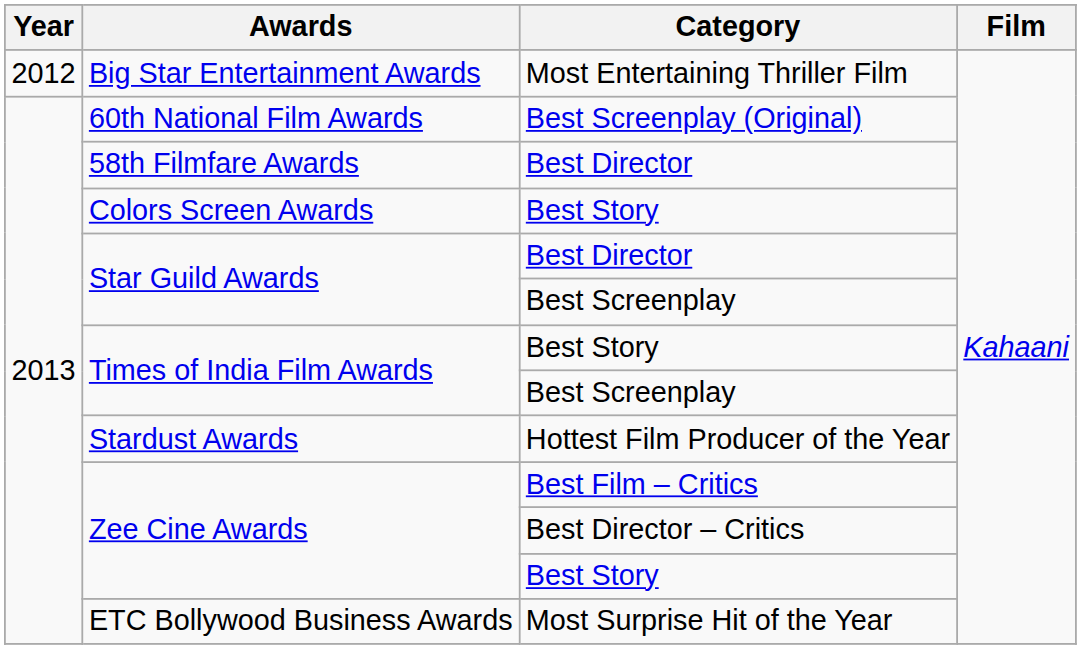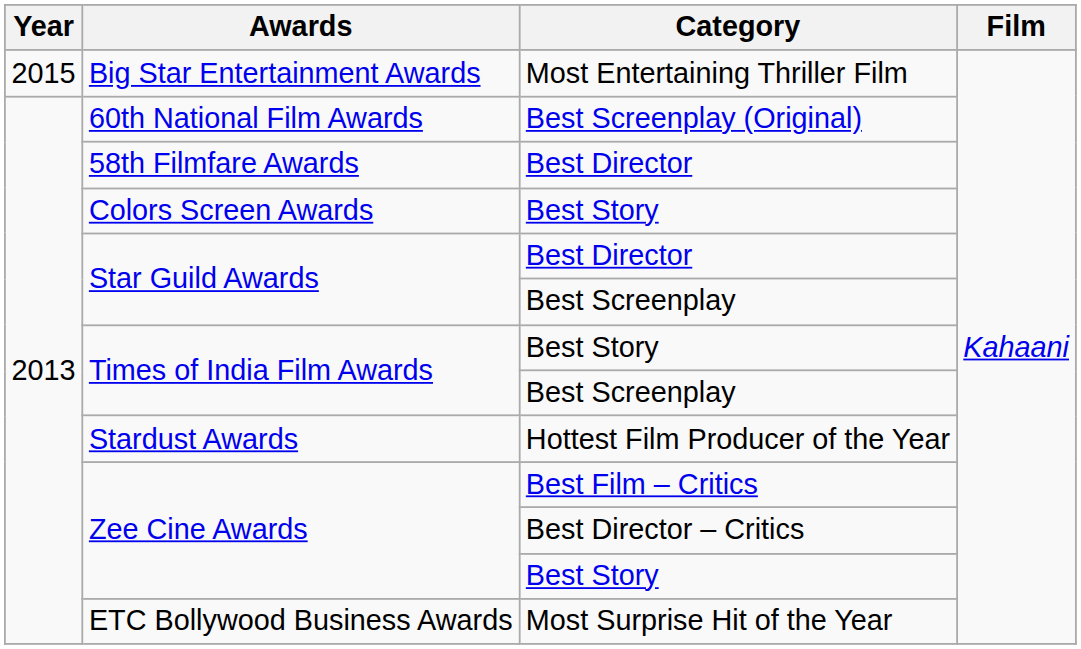(44, 73) 2012 -> (44, 73) 2015
